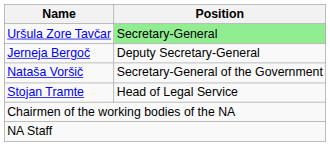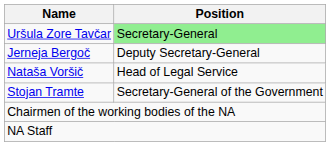(220, 72) Secretary-General of the Government -> (177, 72) Head of Legal Service
(177, 92) Head of Legal Service -> (220, 92) Secretary-General of the Government
